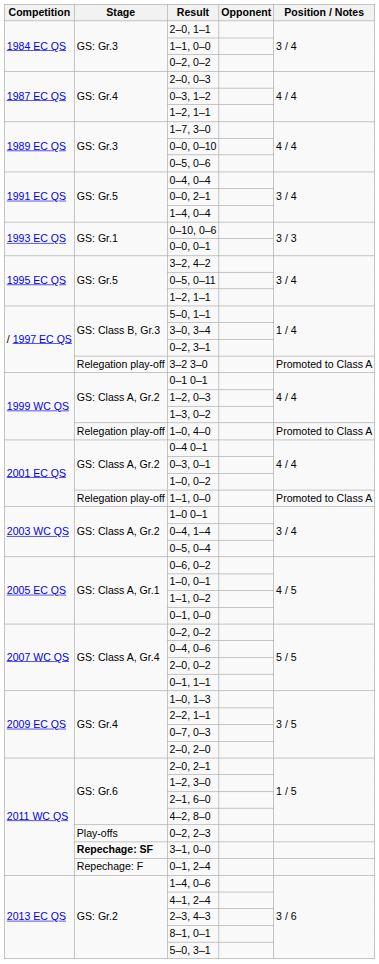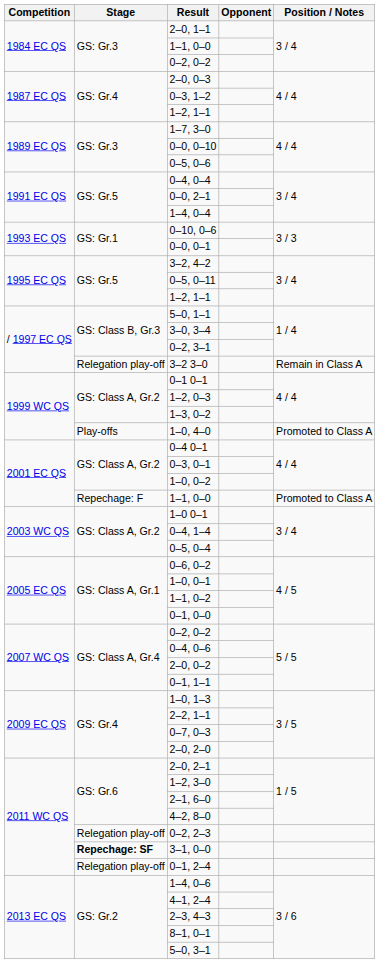(324, 364) Promoted to Class A -> (319, 364) Remain in Class A
(121, 431) Relegation play-off -> (97, 431) Play-offs
(121, 498) Relegation play-off -> (110, 498) Repechage: F
(97, 833) Play-offs -> (121, 833) Relegation play-off
(110, 866) Repechage: F -> (121, 866) Relegation play-off
